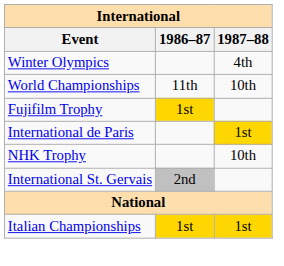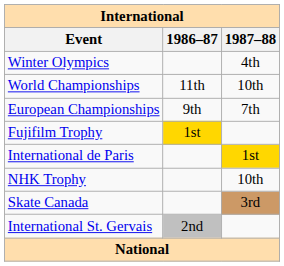+ row: (84, 109)
+ row: (48, 202)
- row: (74, 226)
